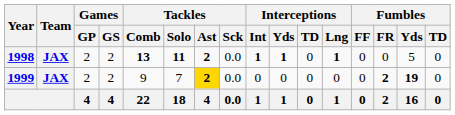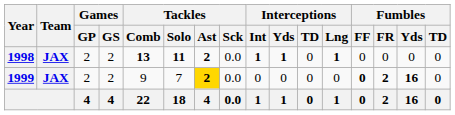(411, 57) 5 -> (411, 57) 0
(362, 78) normal -> (362, 78) bold
(411, 78) 19 -> (411, 78) 16
